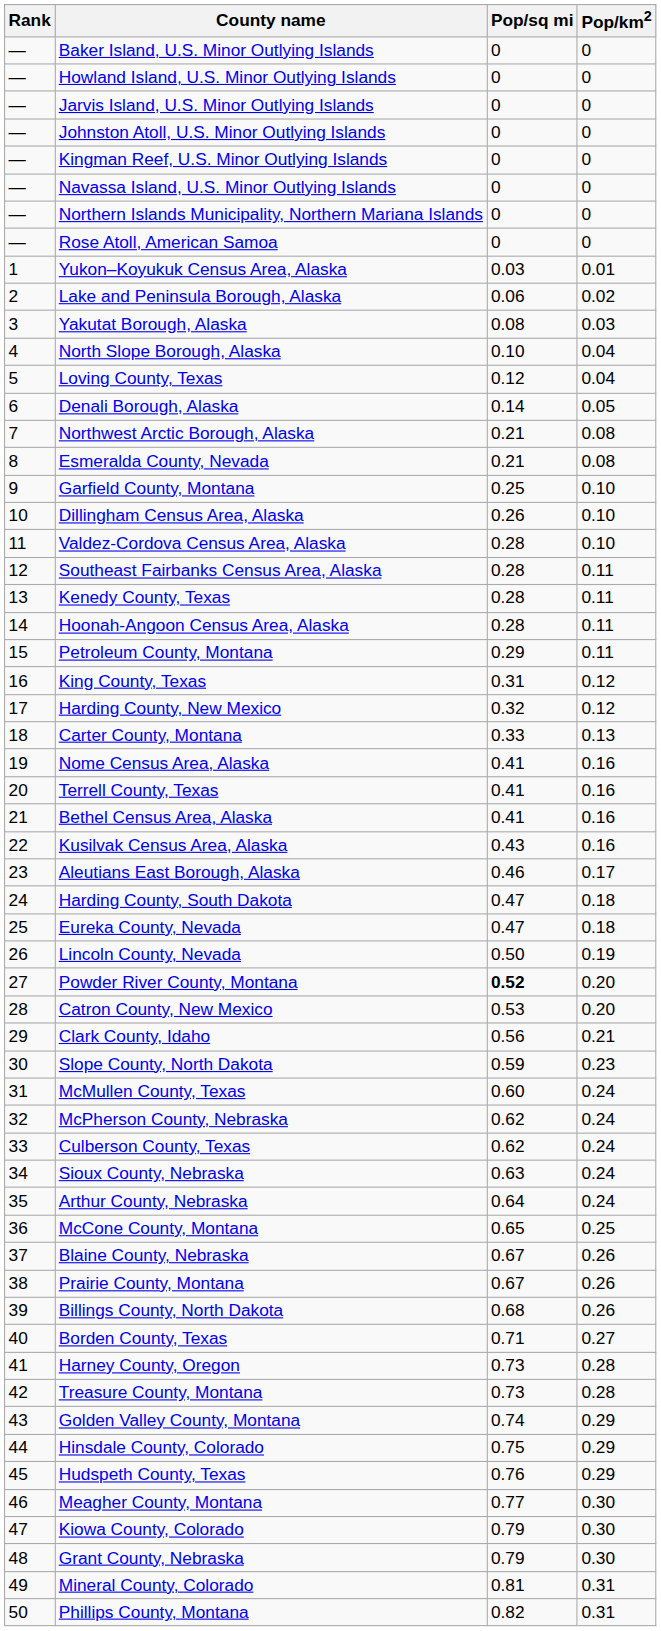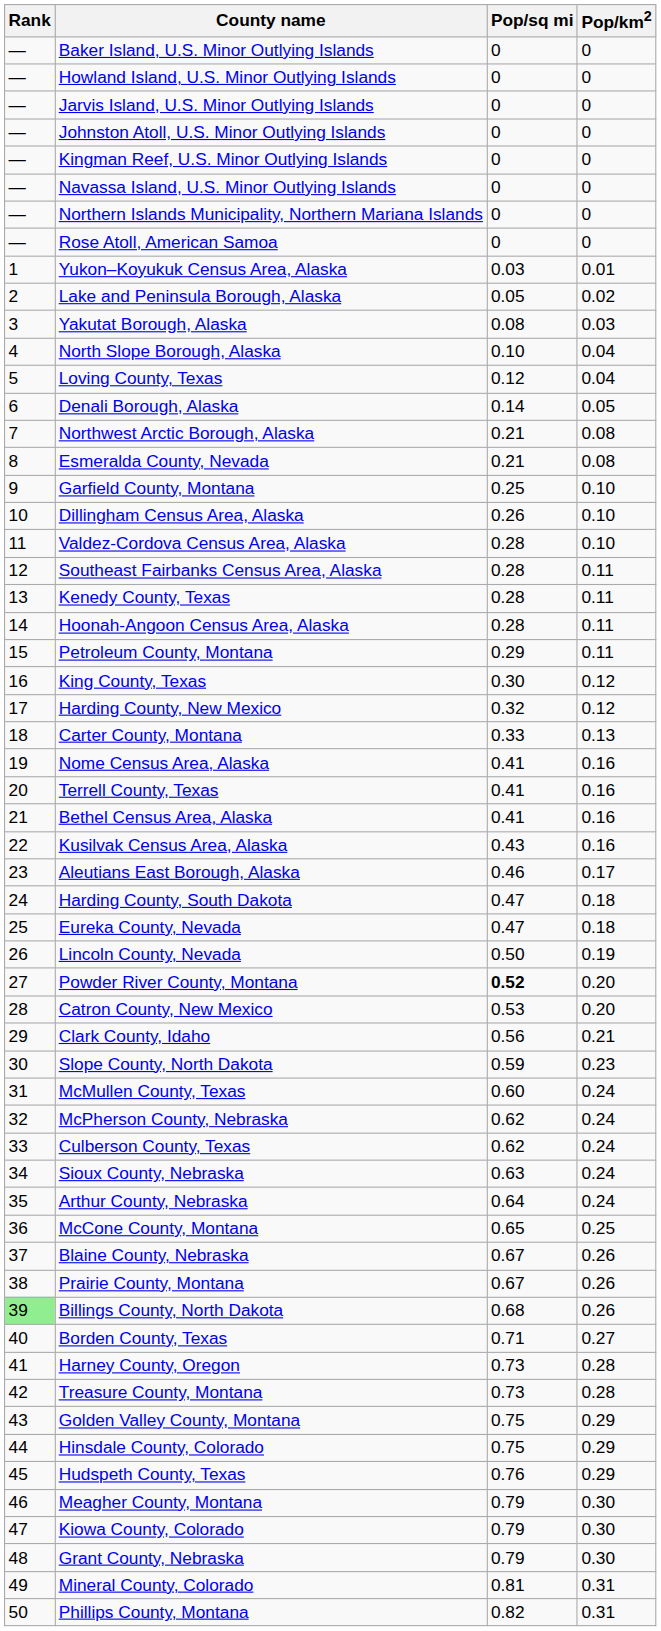(508, 296) 0.06 -> (508, 296) 0.05
(508, 680) 0.31 -> (508, 680) 0.30
(18, 1310) no background -> (18, 1310) lightgreen background
(508, 1420) 0.74 -> (508, 1420) 0.75
(508, 1502) 0.77 -> (508, 1502) 0.79
